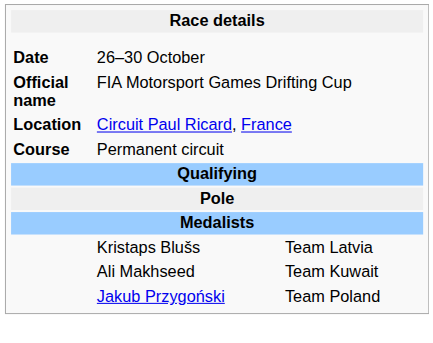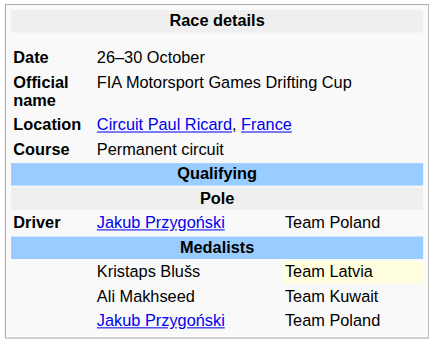+ row: (37, 223)
(329, 247) no background -> (329, 272) lightyellow background
